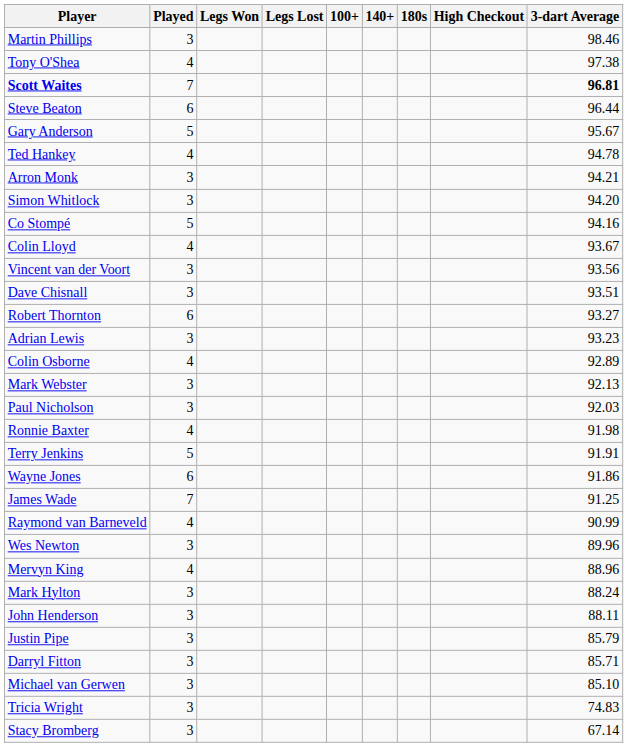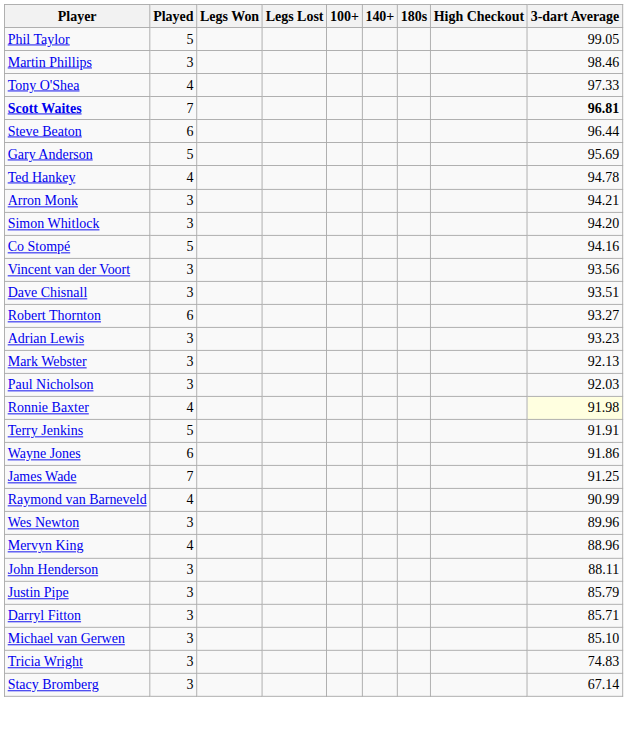+ row: (39, 39)
(604, 62) 97.38 -> (604, 85) 97.33
(604, 131) 95.67 -> (604, 154) 95.69
- row: (42, 246)
- row: (49, 362)
(604, 431) no background -> (604, 408) lightyellow background
- row: (44, 592)
